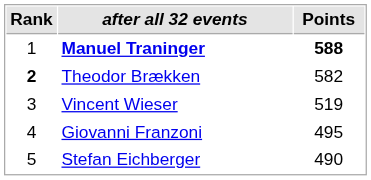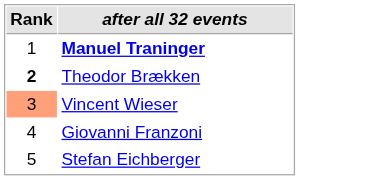- column: (329, 20)
(31, 104) no background -> (31, 104) lightsalmon background
